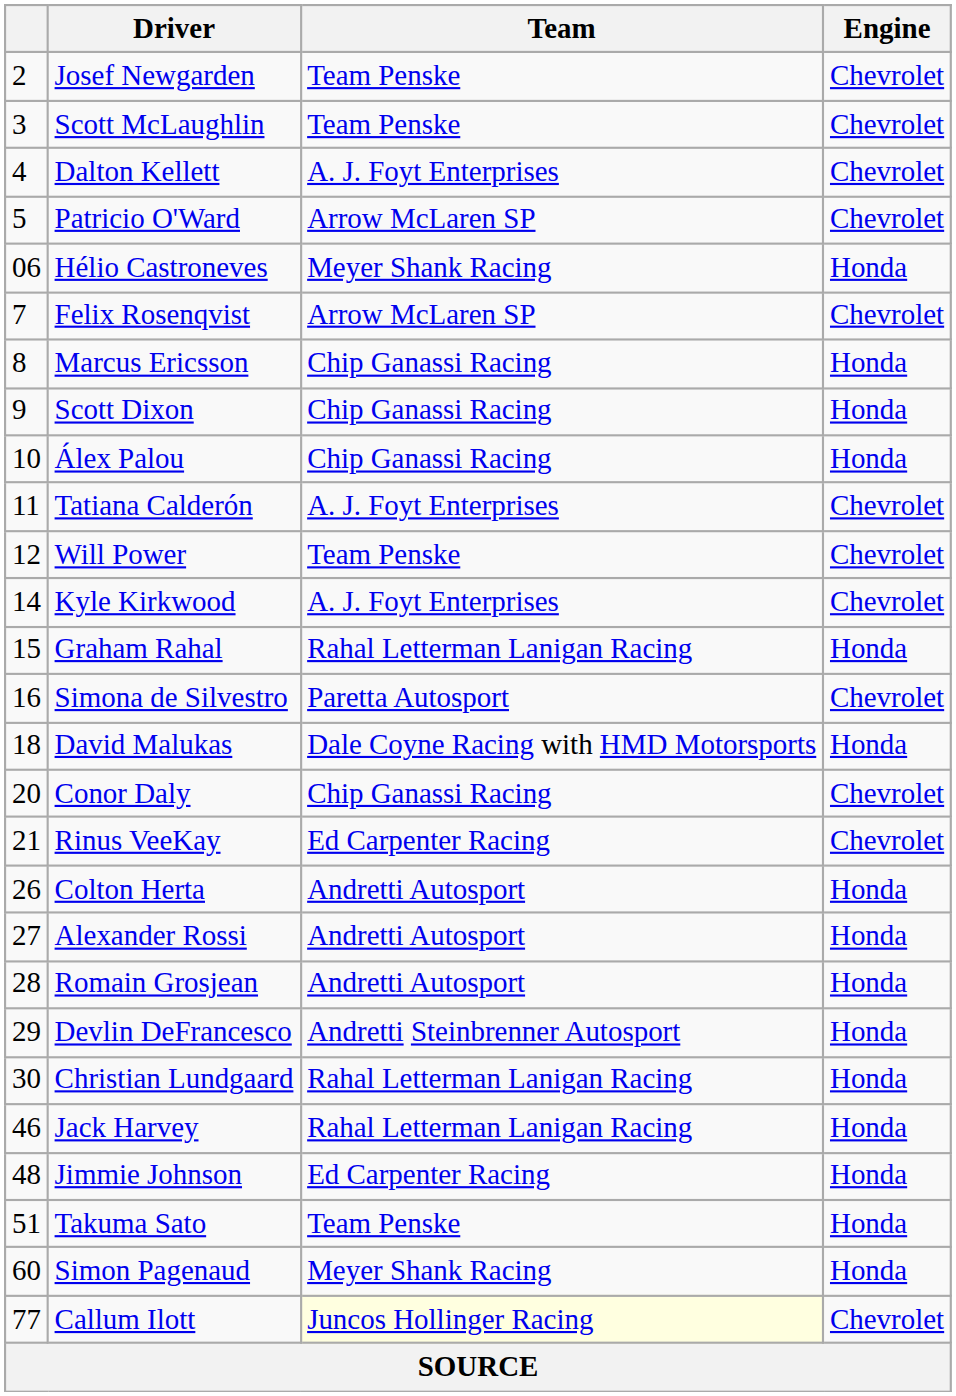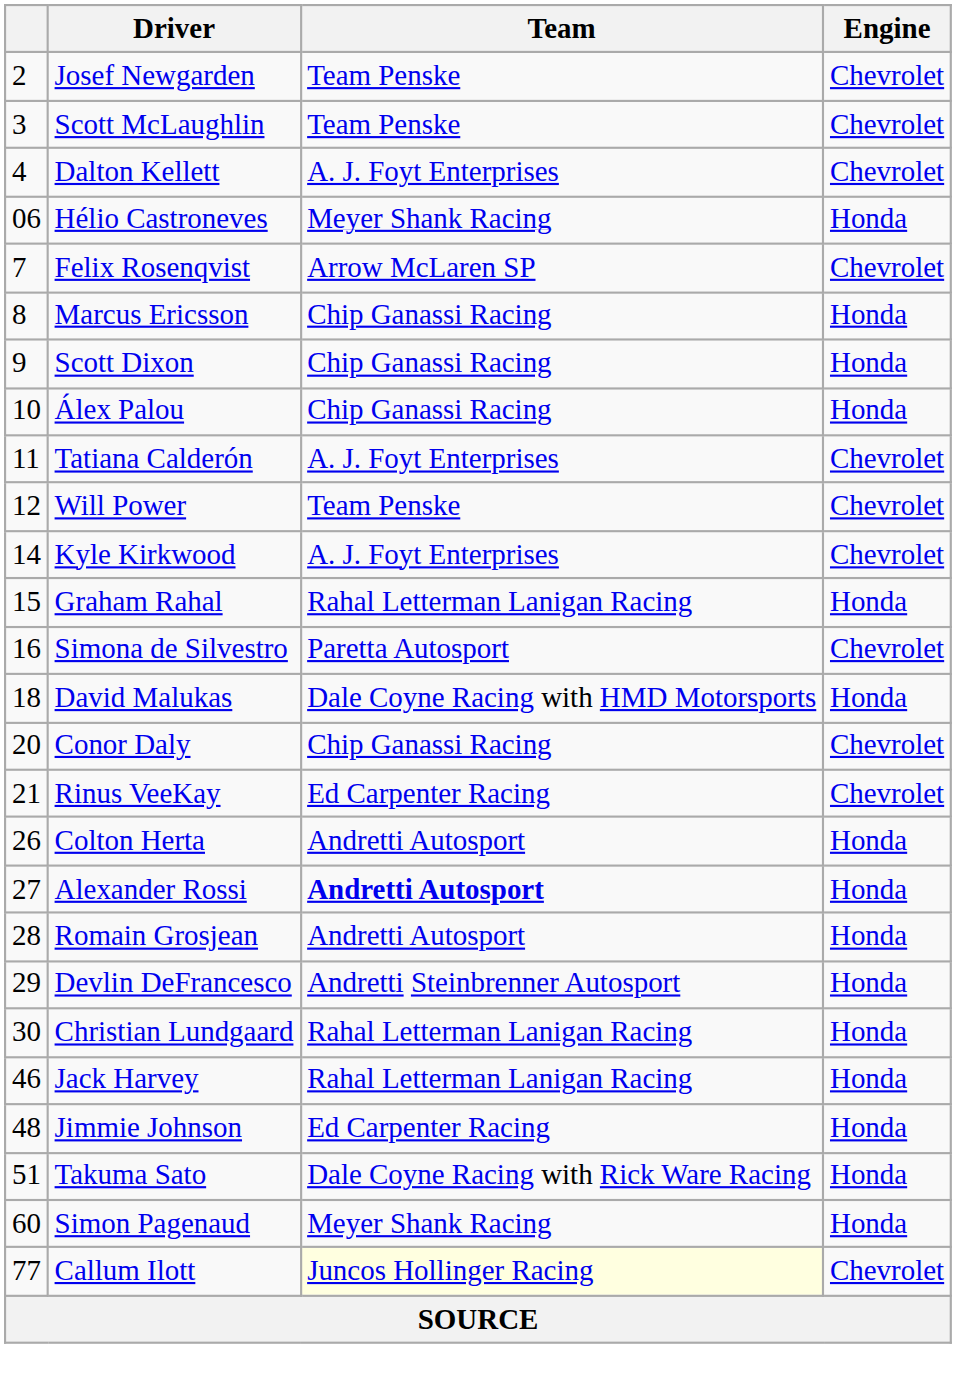- row: (147, 219)
(416, 936) normal -> (426, 888) bold
(384, 1222) Team Penske -> (559, 1174) Dale Coyne Racing with Rick Ware Racing
